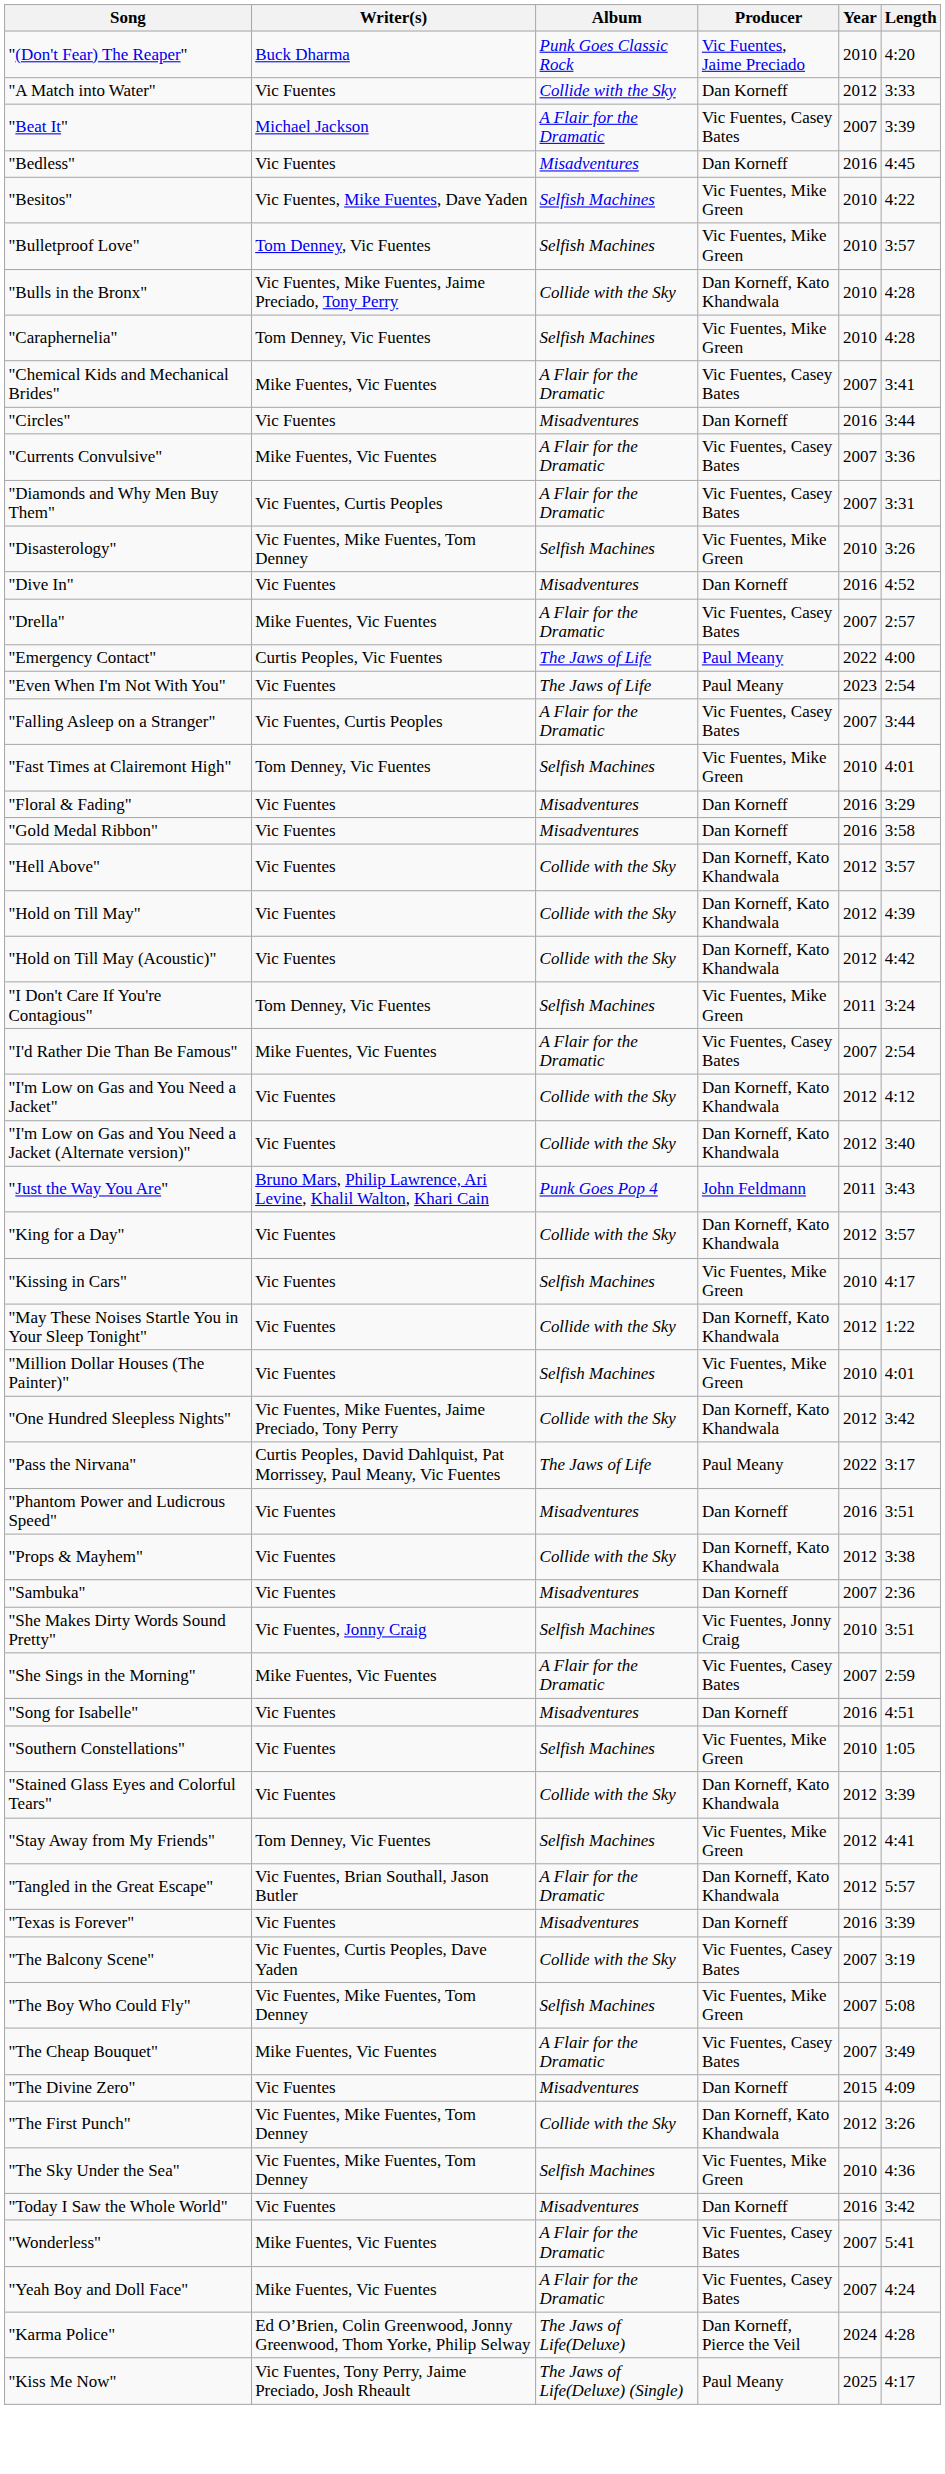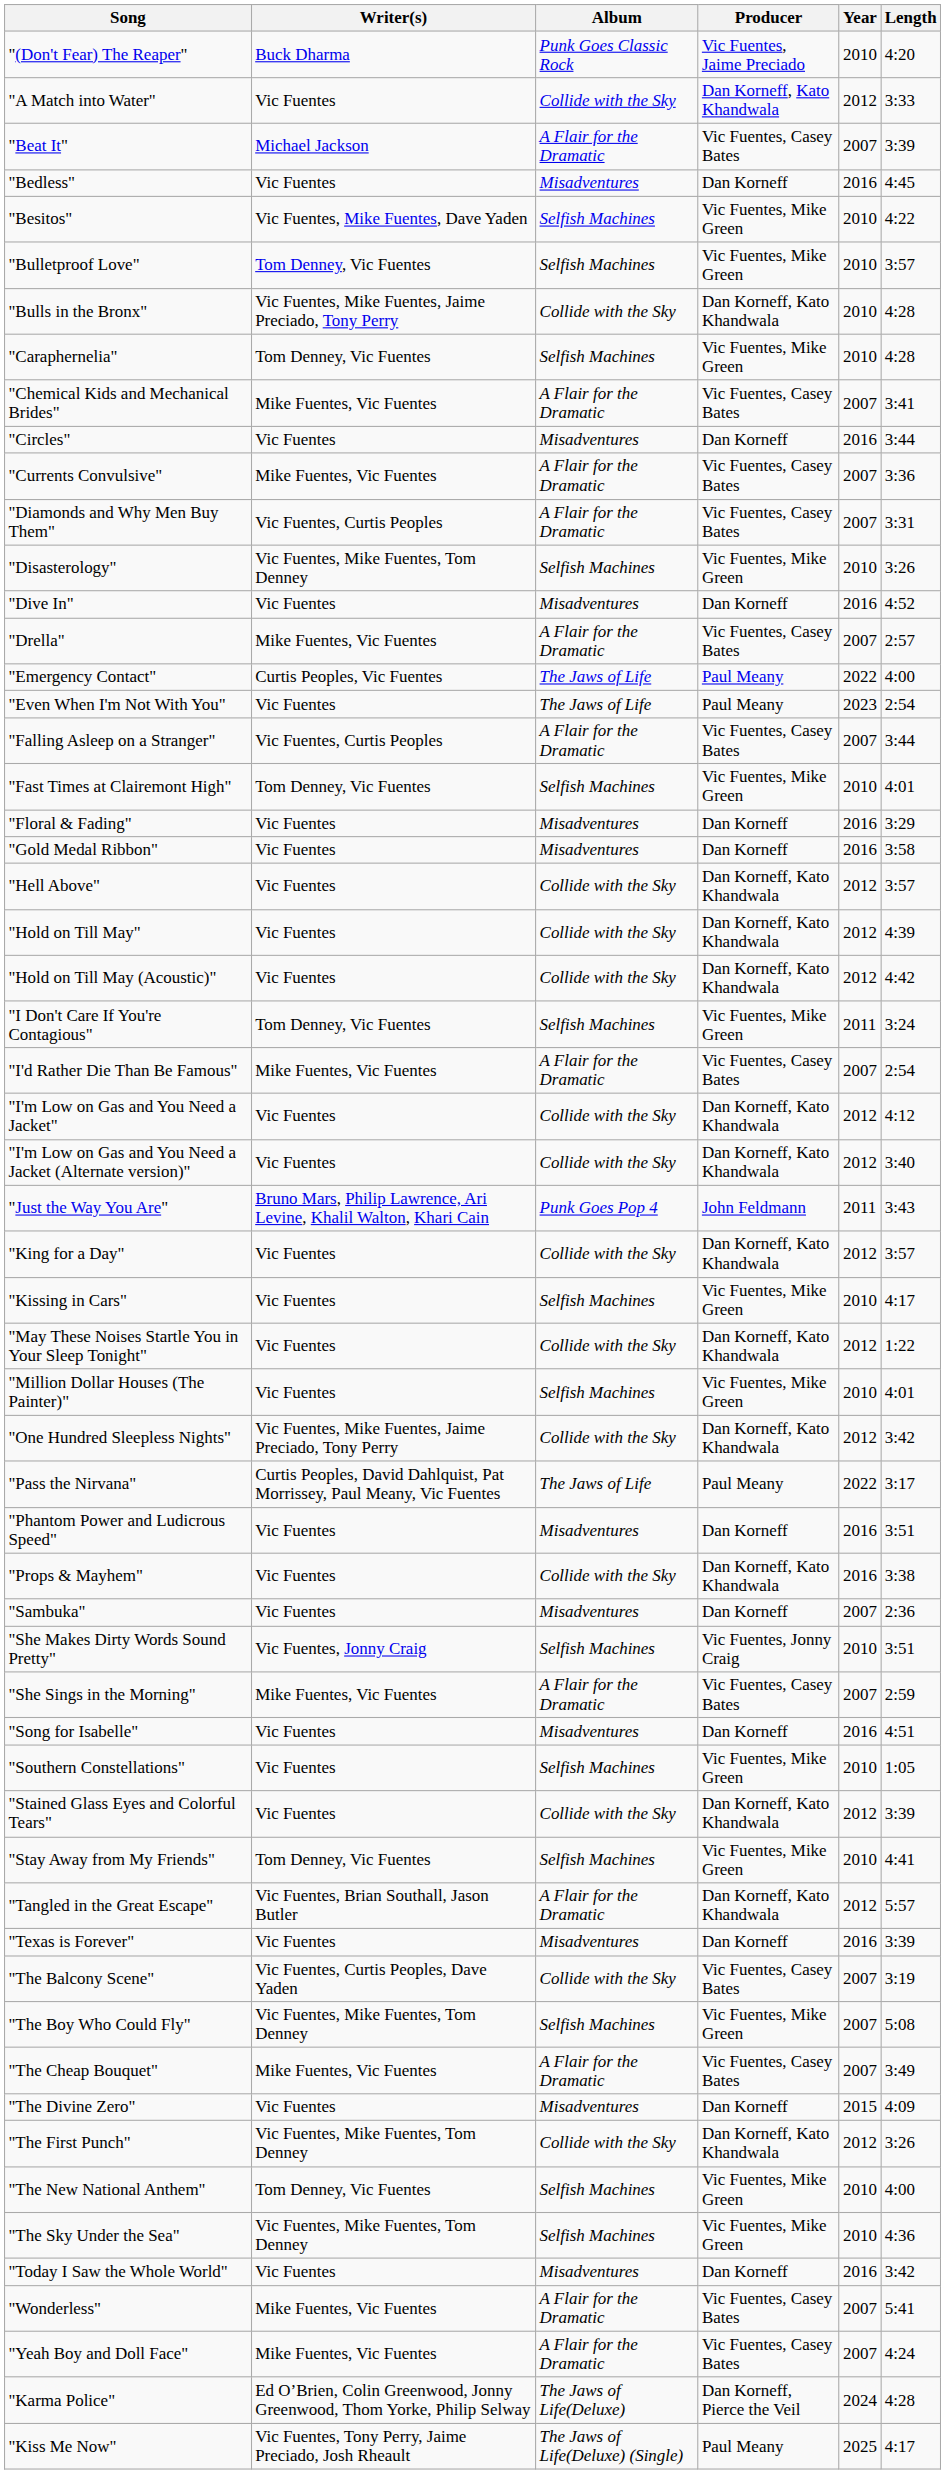(745, 90) Dan Korneff -> (766, 100) Dan Korneff, Kato Khandwala
(860, 1556) 2012 -> (860, 1576) 2016
(860, 1840) 2012 -> (860, 1859) 2010
+ row: (107, 2189)
